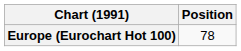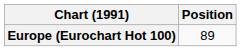(207, 35) 78 -> (207, 35) 89
